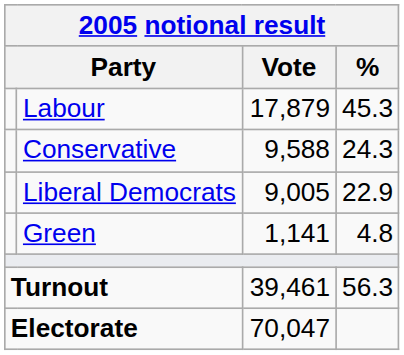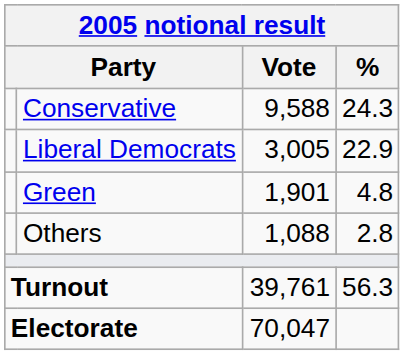- row: (64, 108)
(297, 191) 9,005 -> (297, 150) 3,005
(297, 233) 1,141 -> (297, 191) 1,901
+ row: (62, 233)
(290, 287) 39,461 -> (290, 287) 39,761
